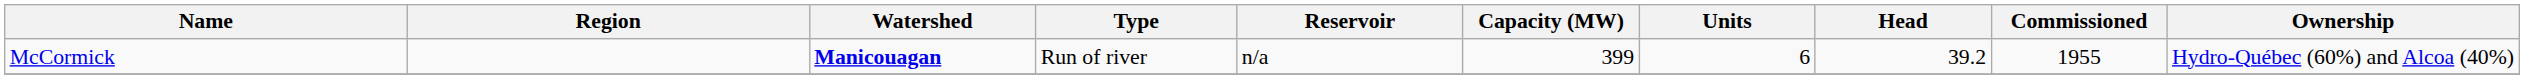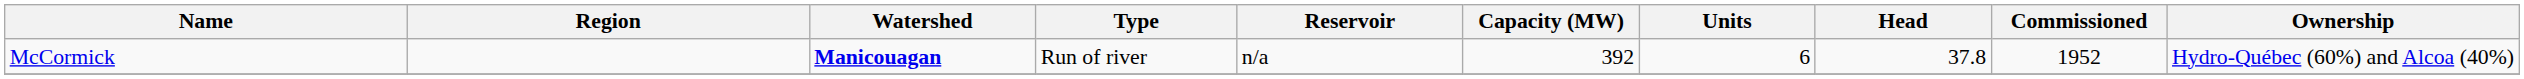(1618, 56) 399 -> (1618, 56) 392
(1967, 56) 39.2 -> (1967, 56) 37.8
(2079, 56) 1955 -> (2079, 56) 1952
